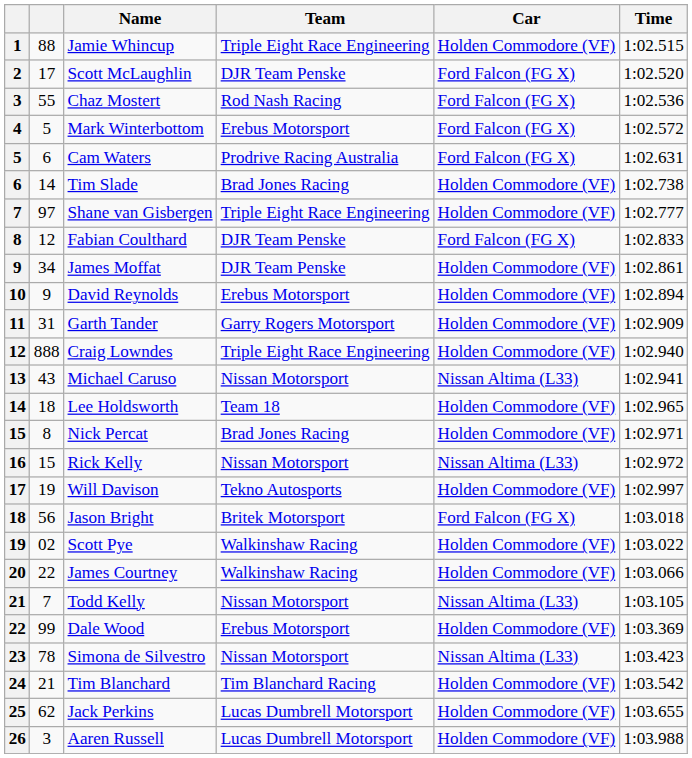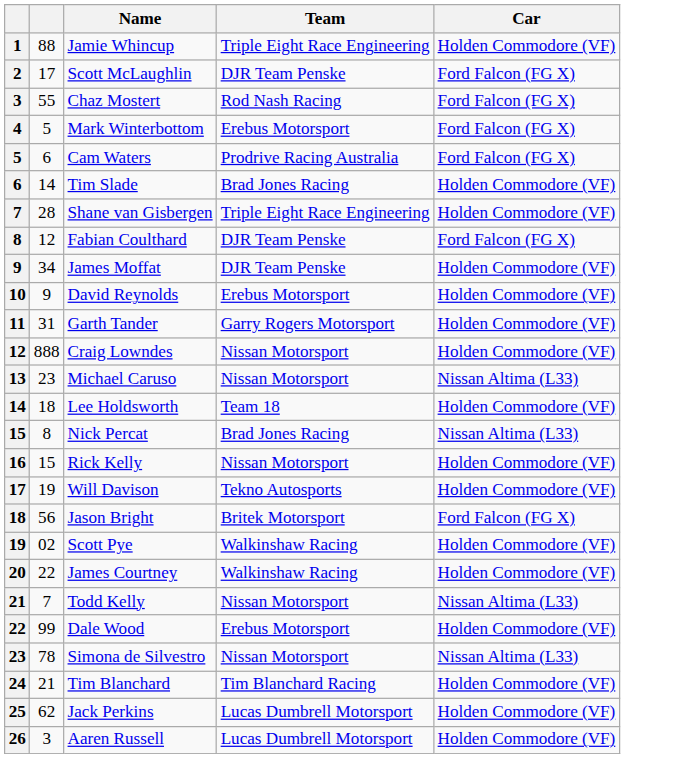- column: (654, 18)
(47, 212) 97 -> (47, 212) 28
(325, 351) Triple Eight Race Engineering -> (285, 351) Nissan Motorsport
(47, 379) 43 -> (47, 379) 23
(526, 434) Holden Commodore (VF) -> (508, 434) Nissan Altima (L33)
(508, 462) Nissan Altima (L33) -> (526, 462) Holden Commodore (VF)
